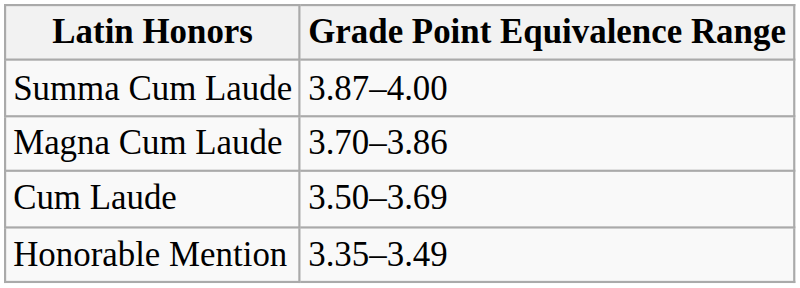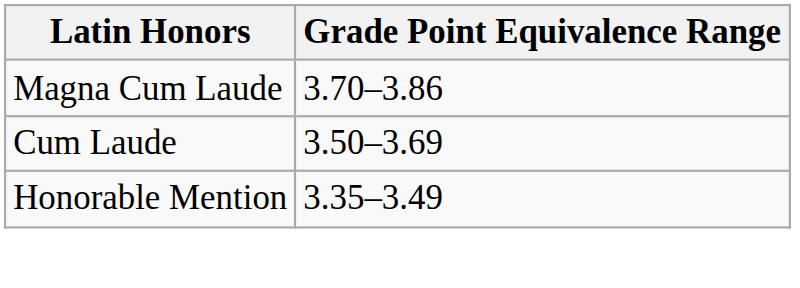- row: (153, 87)
